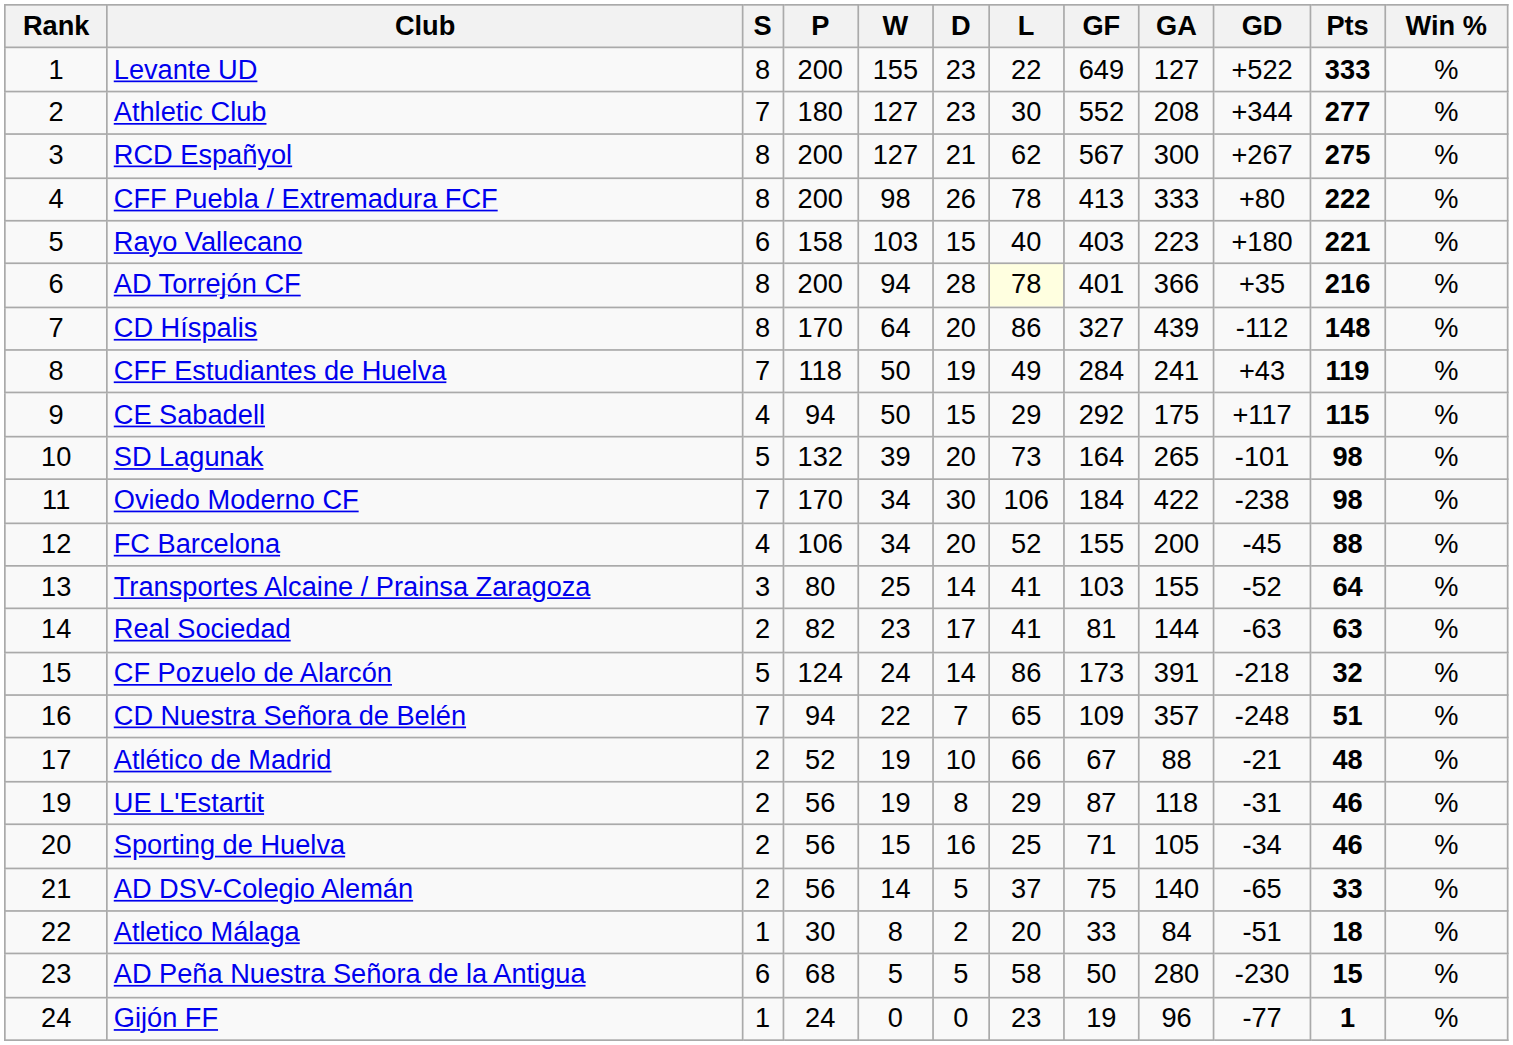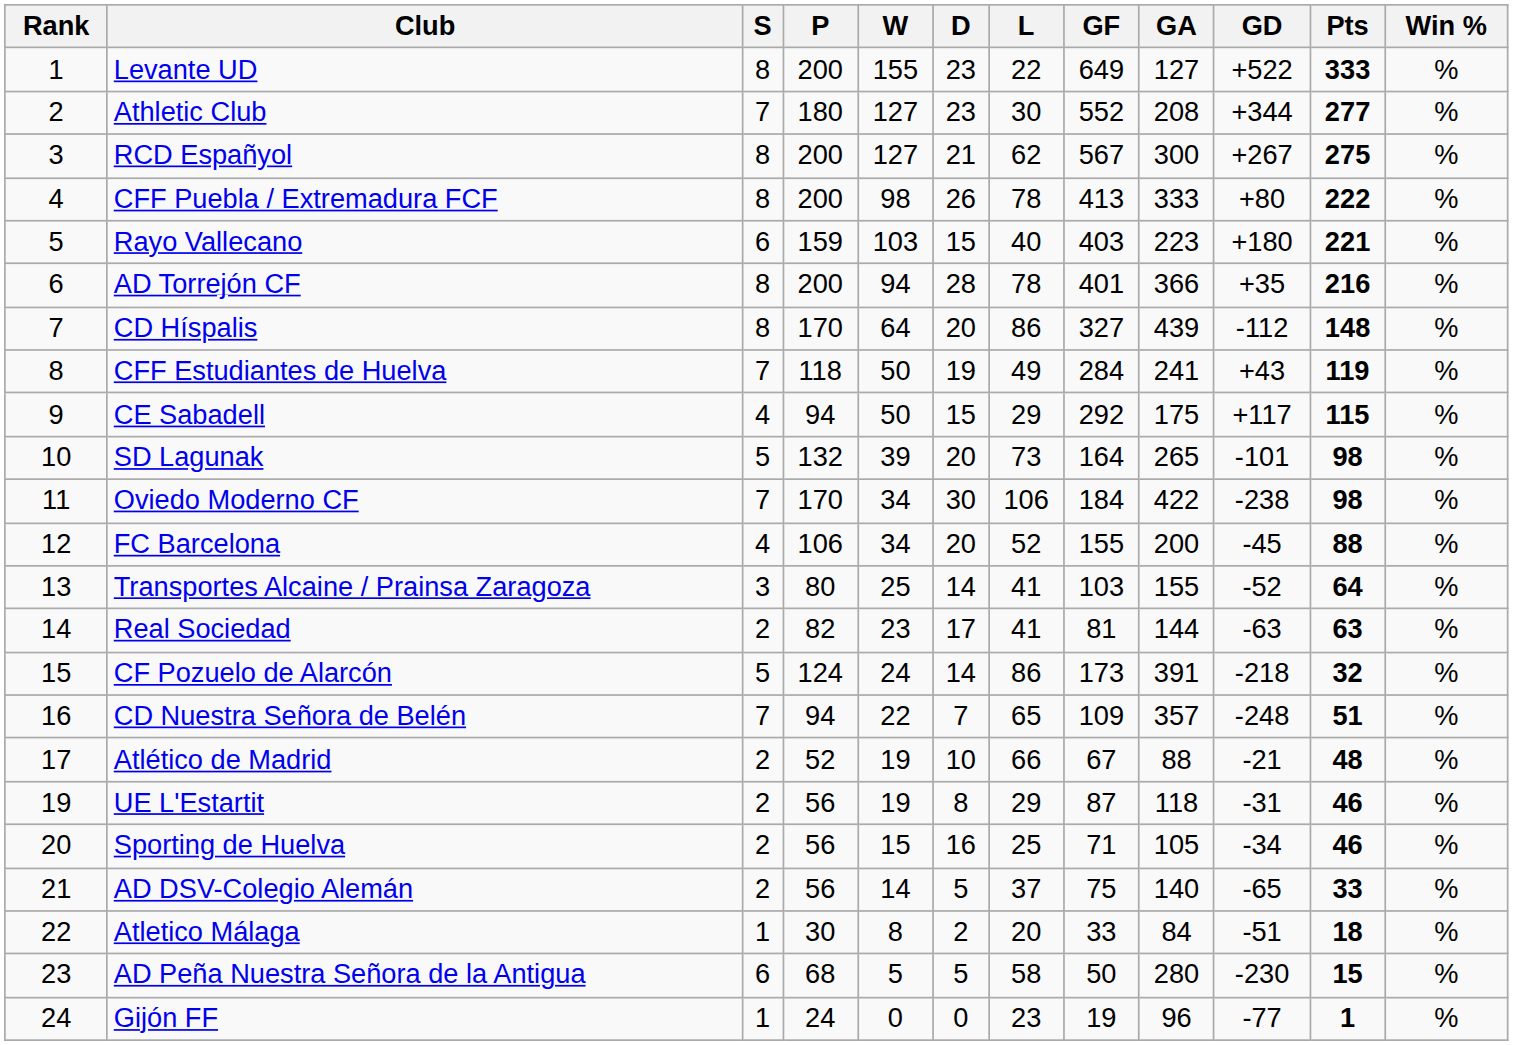(820, 241) 158 -> (820, 241) 159
(1026, 284) lightyellow background -> (1026, 284) no background
